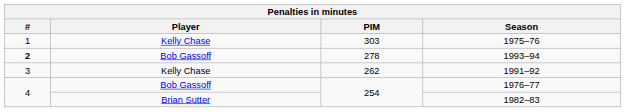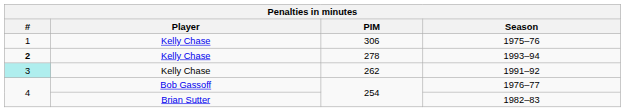(372, 41) 303 -> (372, 41) 306
(186, 56) Bob Gassoff -> (186, 56) Kelly Chase
(27, 71) no background -> (27, 71) paleturquoise background
